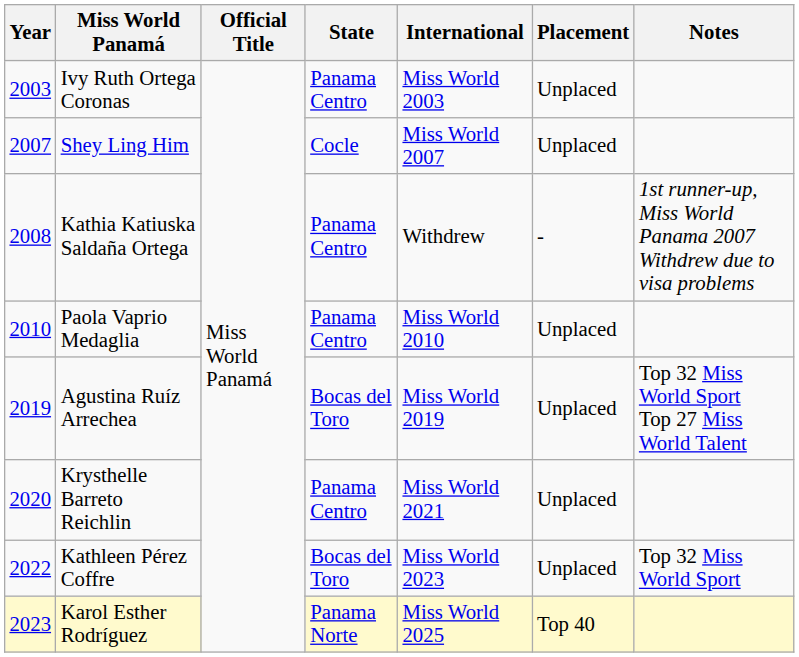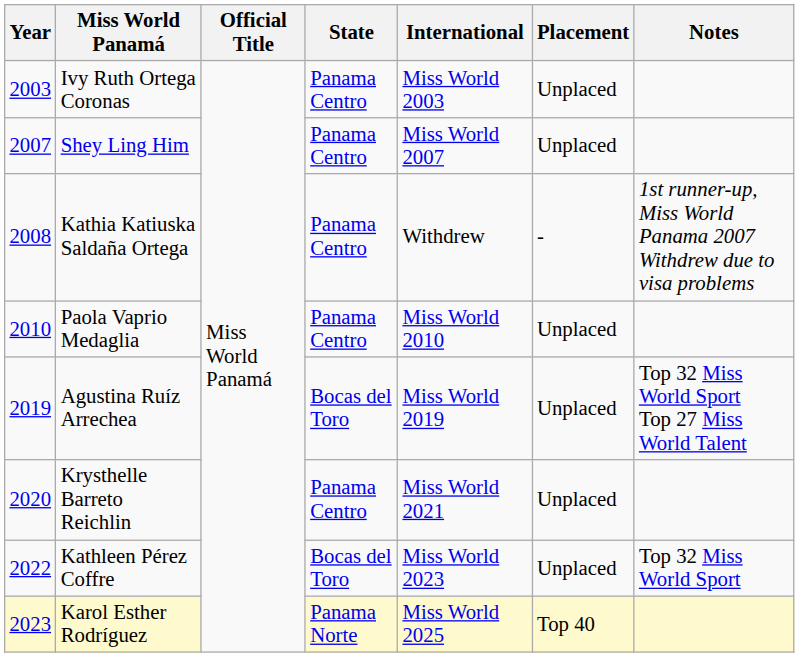(334, 145) Cocle -> (343, 145) Panama Centro
